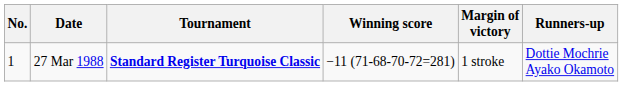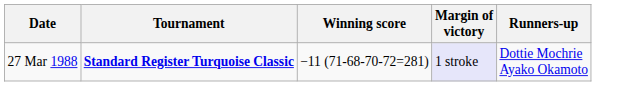- column: (18, 23)
(483, 62) no background -> (457, 62) lavender background
